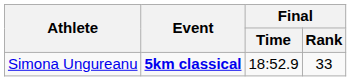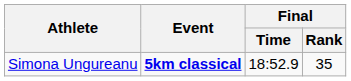(324, 64) 33 -> (324, 64) 35
